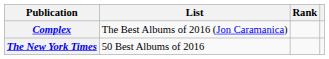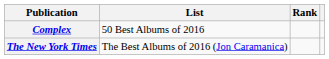(195, 29) The Best Albums of 2016 (Jon Caramanica) -> (153, 29) 50 Best Albums of 2016
(153, 46) 50 Best Albums of 2016 -> (195, 46) The Best Albums of 2016 (Jon Caramanica)
